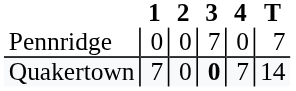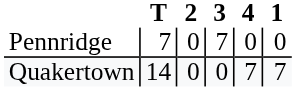columns swapped: (154, 13) <-> (272, 13)
(214, 71) bold -> (222, 71) normal
